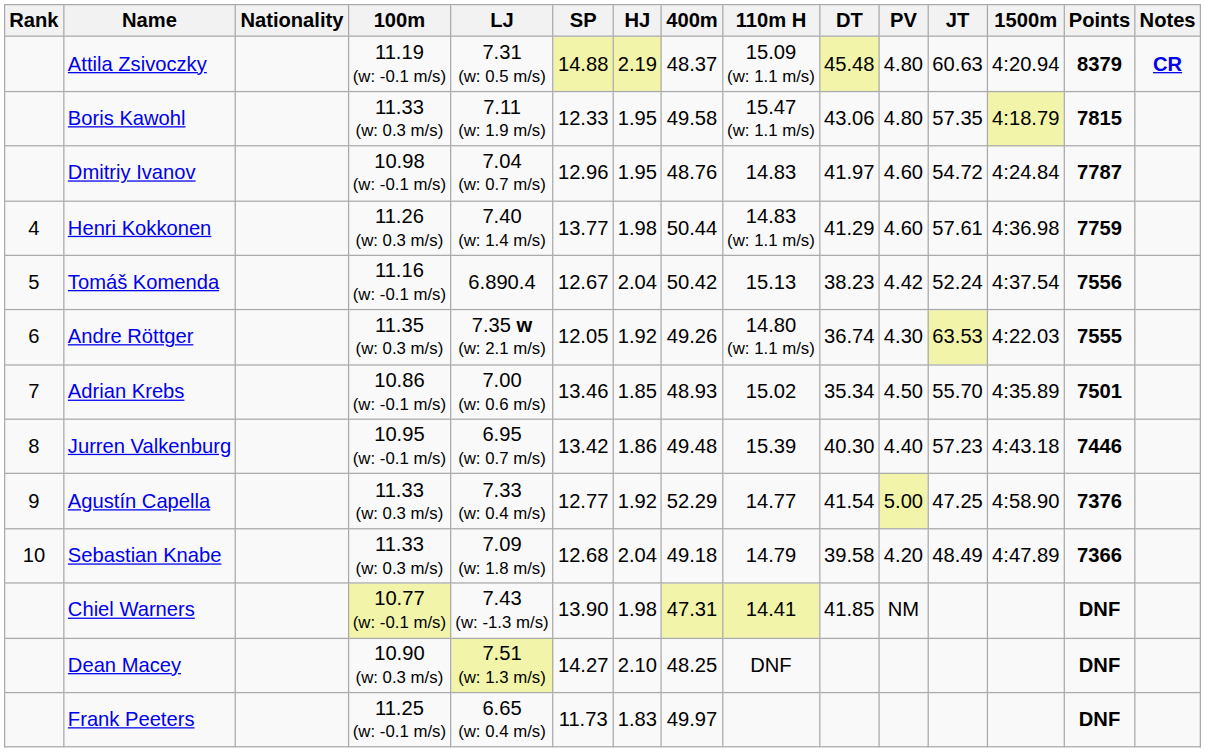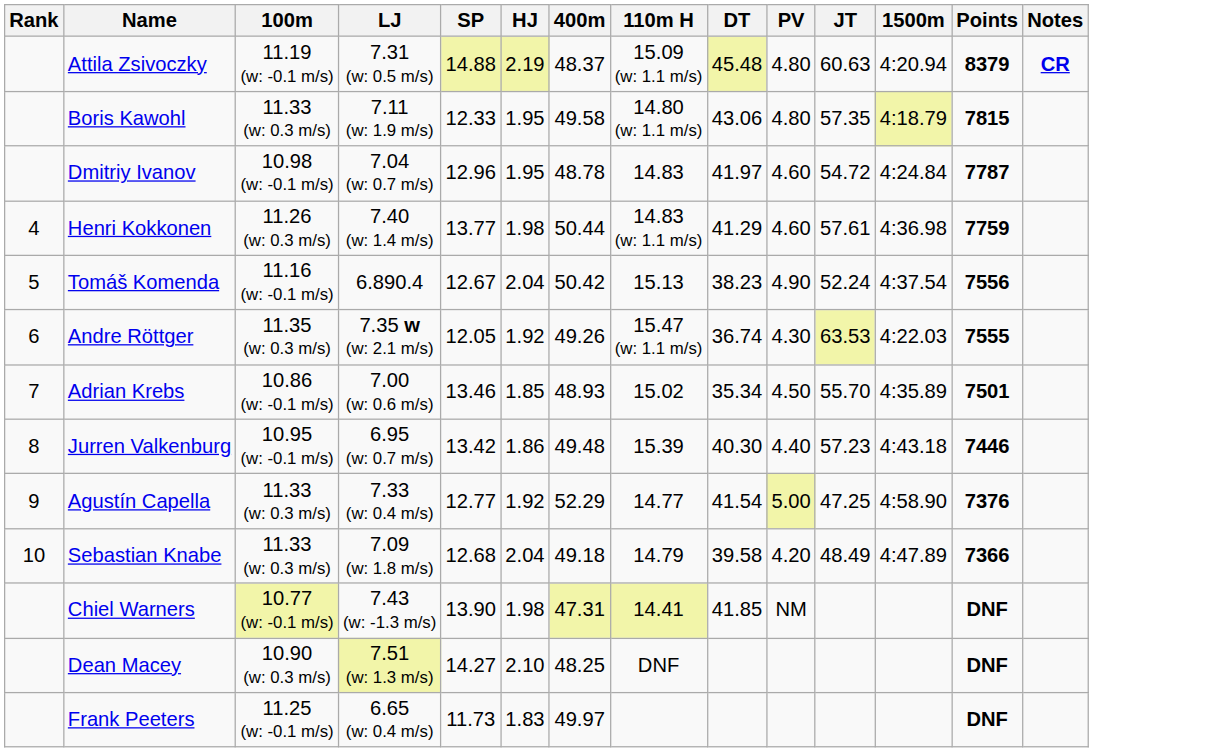- column: (292, 20)
(771, 118) 15.47 (w: 1.1 m/s) -> (659, 118) 14.80 (w: 1.1 m/s)
(692, 173) 48.76 -> (580, 173) 48.78
(903, 282) 4.42 -> (791, 282) 4.90
(771, 337) 14.80 (w: 1.1 m/s) -> (659, 337) 15.47 (w: 1.1 m/s)
